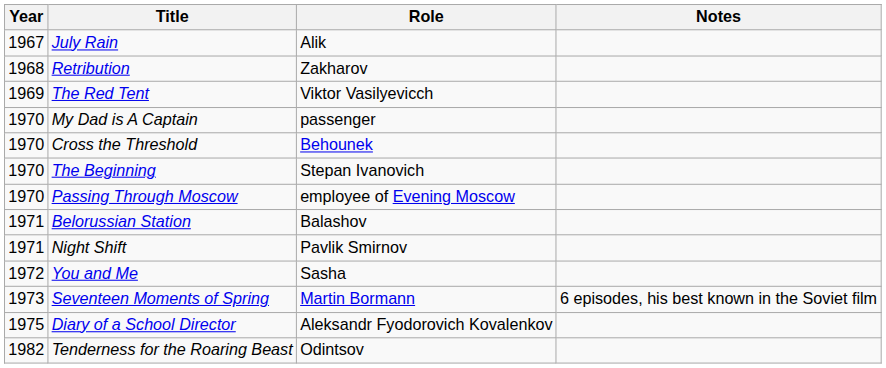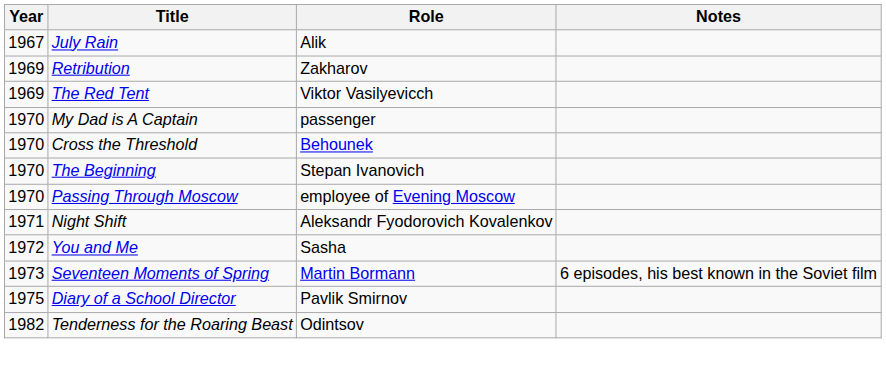(26, 68) 1968 -> (26, 68) 1969
- row: (121, 222)
(354, 247) Pavlik Smirnov -> (426, 222) Aleksandr Fyodorovich Kovalenkov
(426, 324) Aleksandr Fyodorovich Kovalenkov -> (354, 299) Pavlik Smirnov
